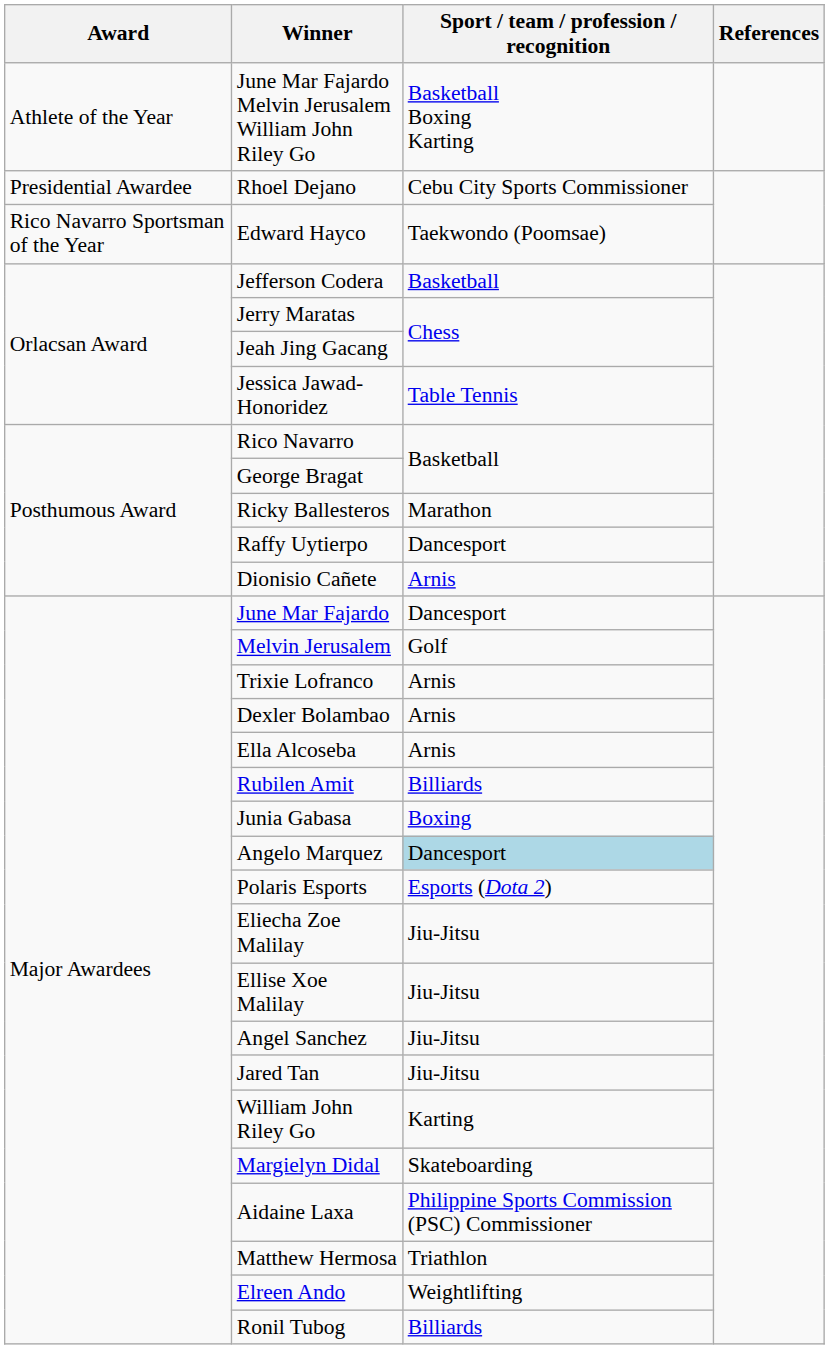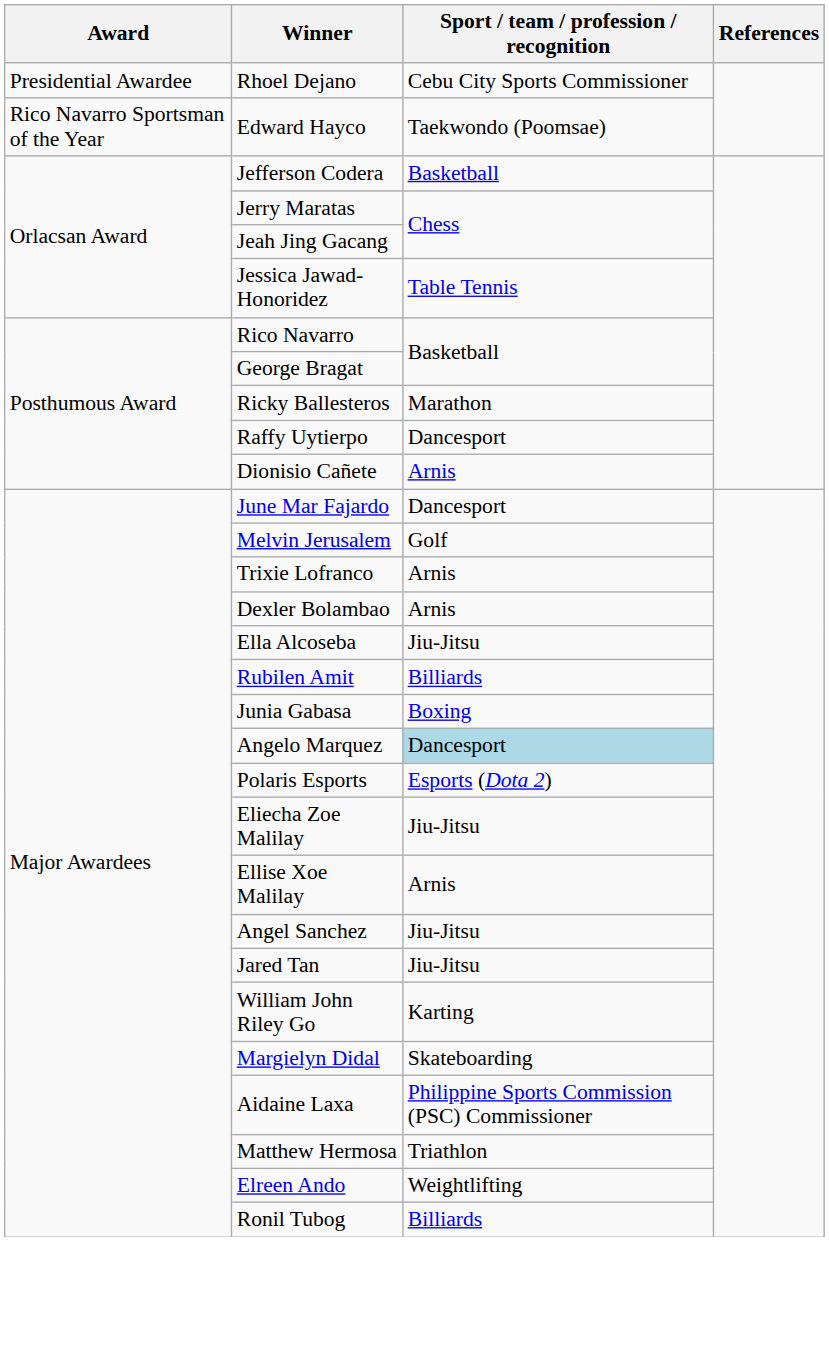- row: (314, 116)
(432, 749) Arnis -> (444, 642) Jiu-Jitsu
(444, 991) Jiu-Jitsu -> (432, 884) Arnis
